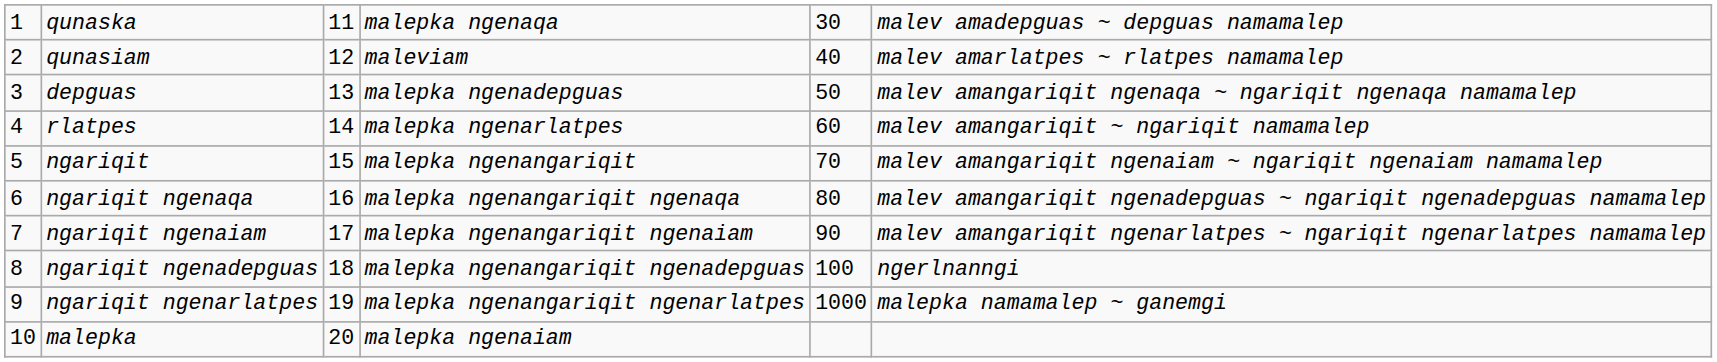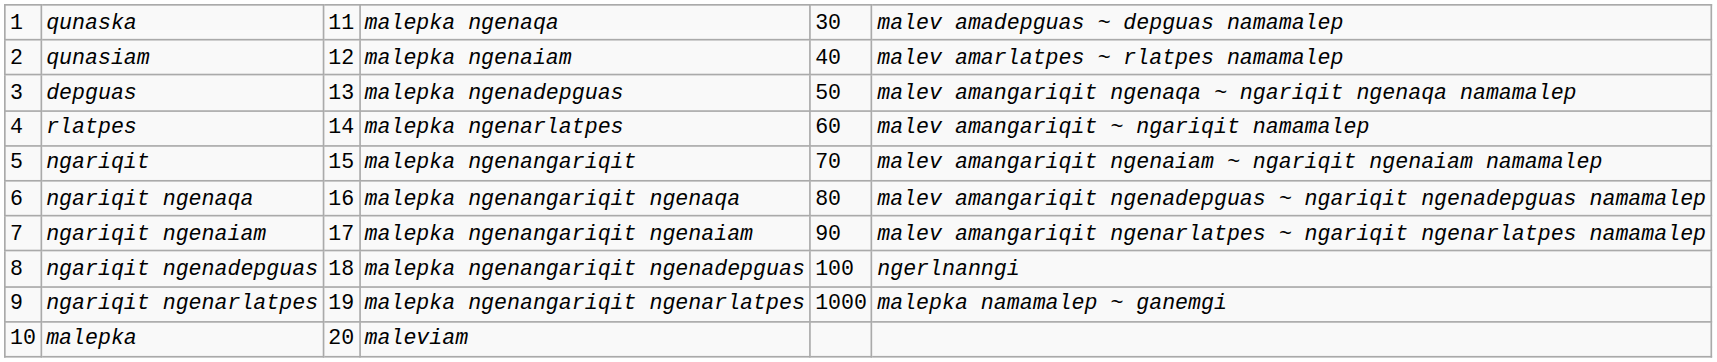(416, 58) maleviam -> (468, 58) malepka ngenaiam
(468, 339) malepka ngenaiam -> (416, 339) maleviam
